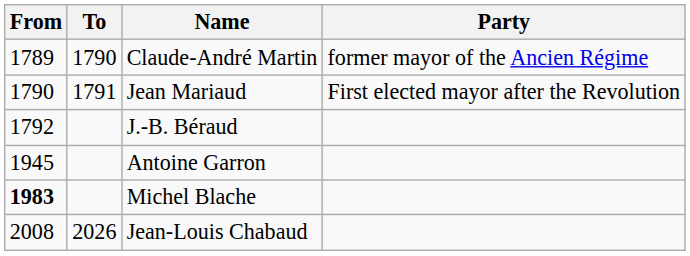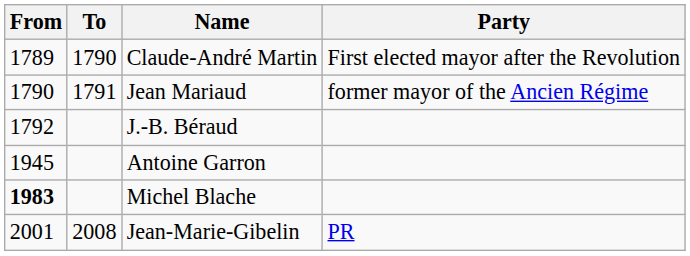(488, 57) former mayor of the Ancien Régime -> (504, 57) First elected mayor after the Revolution
(504, 92) First elected mayor after the Revolution -> (488, 92) former mayor of the Ancien Régime
+ row: (213, 232)
- row: (217, 232)
